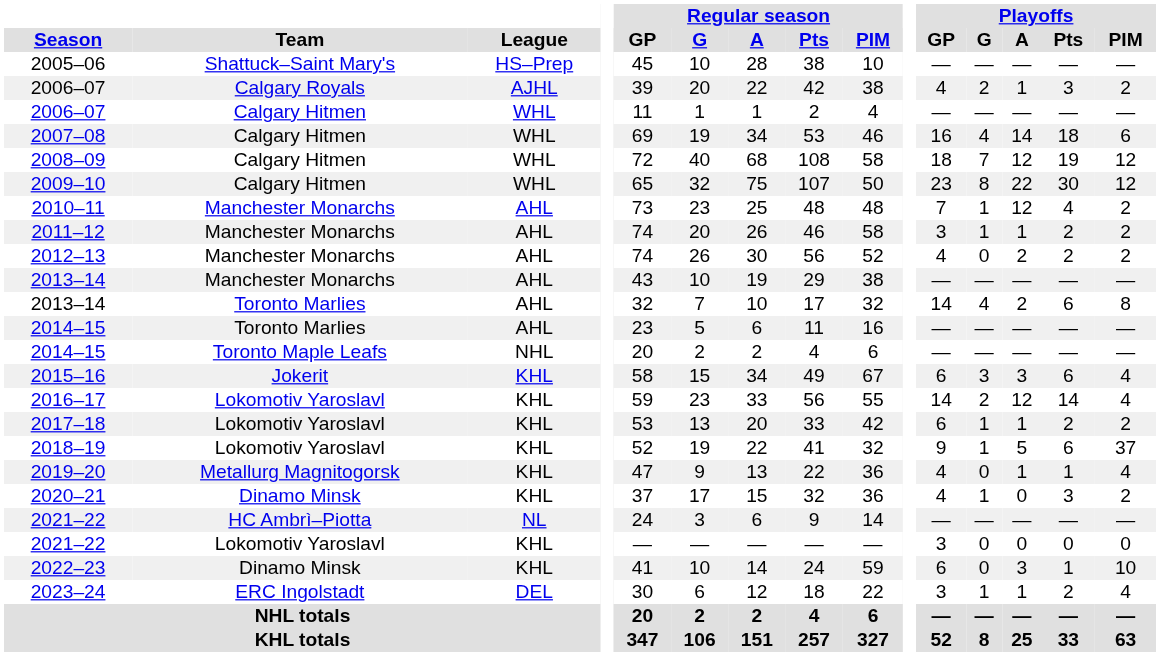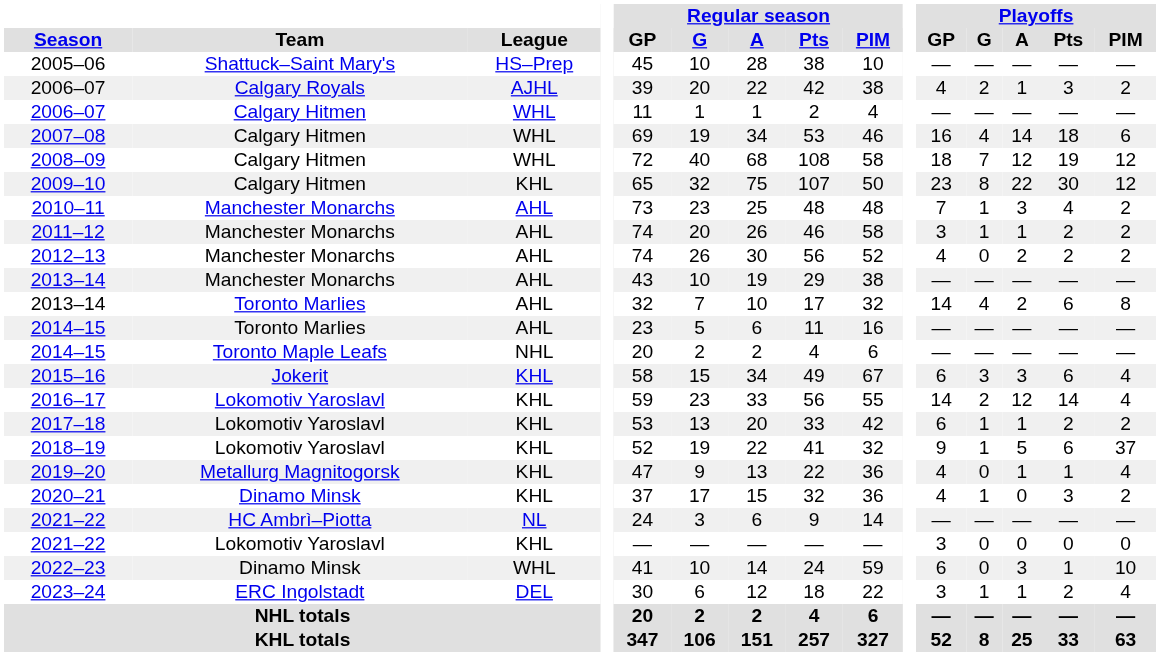(534, 183) WHL -> (534, 183) KHL
(1022, 207) 12 -> (1022, 207) 3
(534, 567) KHL -> (534, 567) WHL
